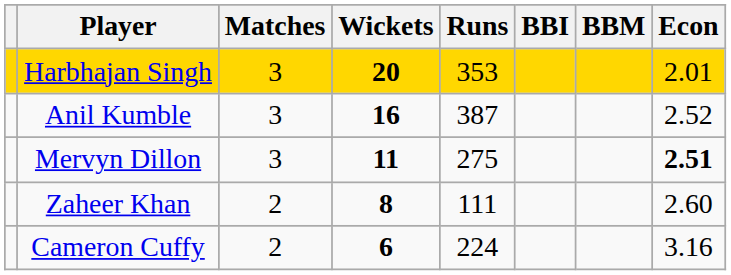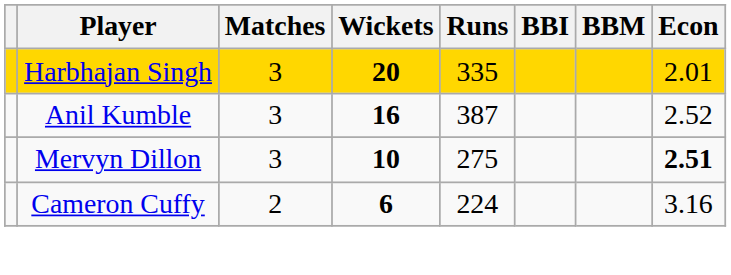(477, 70) 353 -> (477, 70) 335
(386, 159) 11 -> (386, 159) 10
- row: (118, 203)
